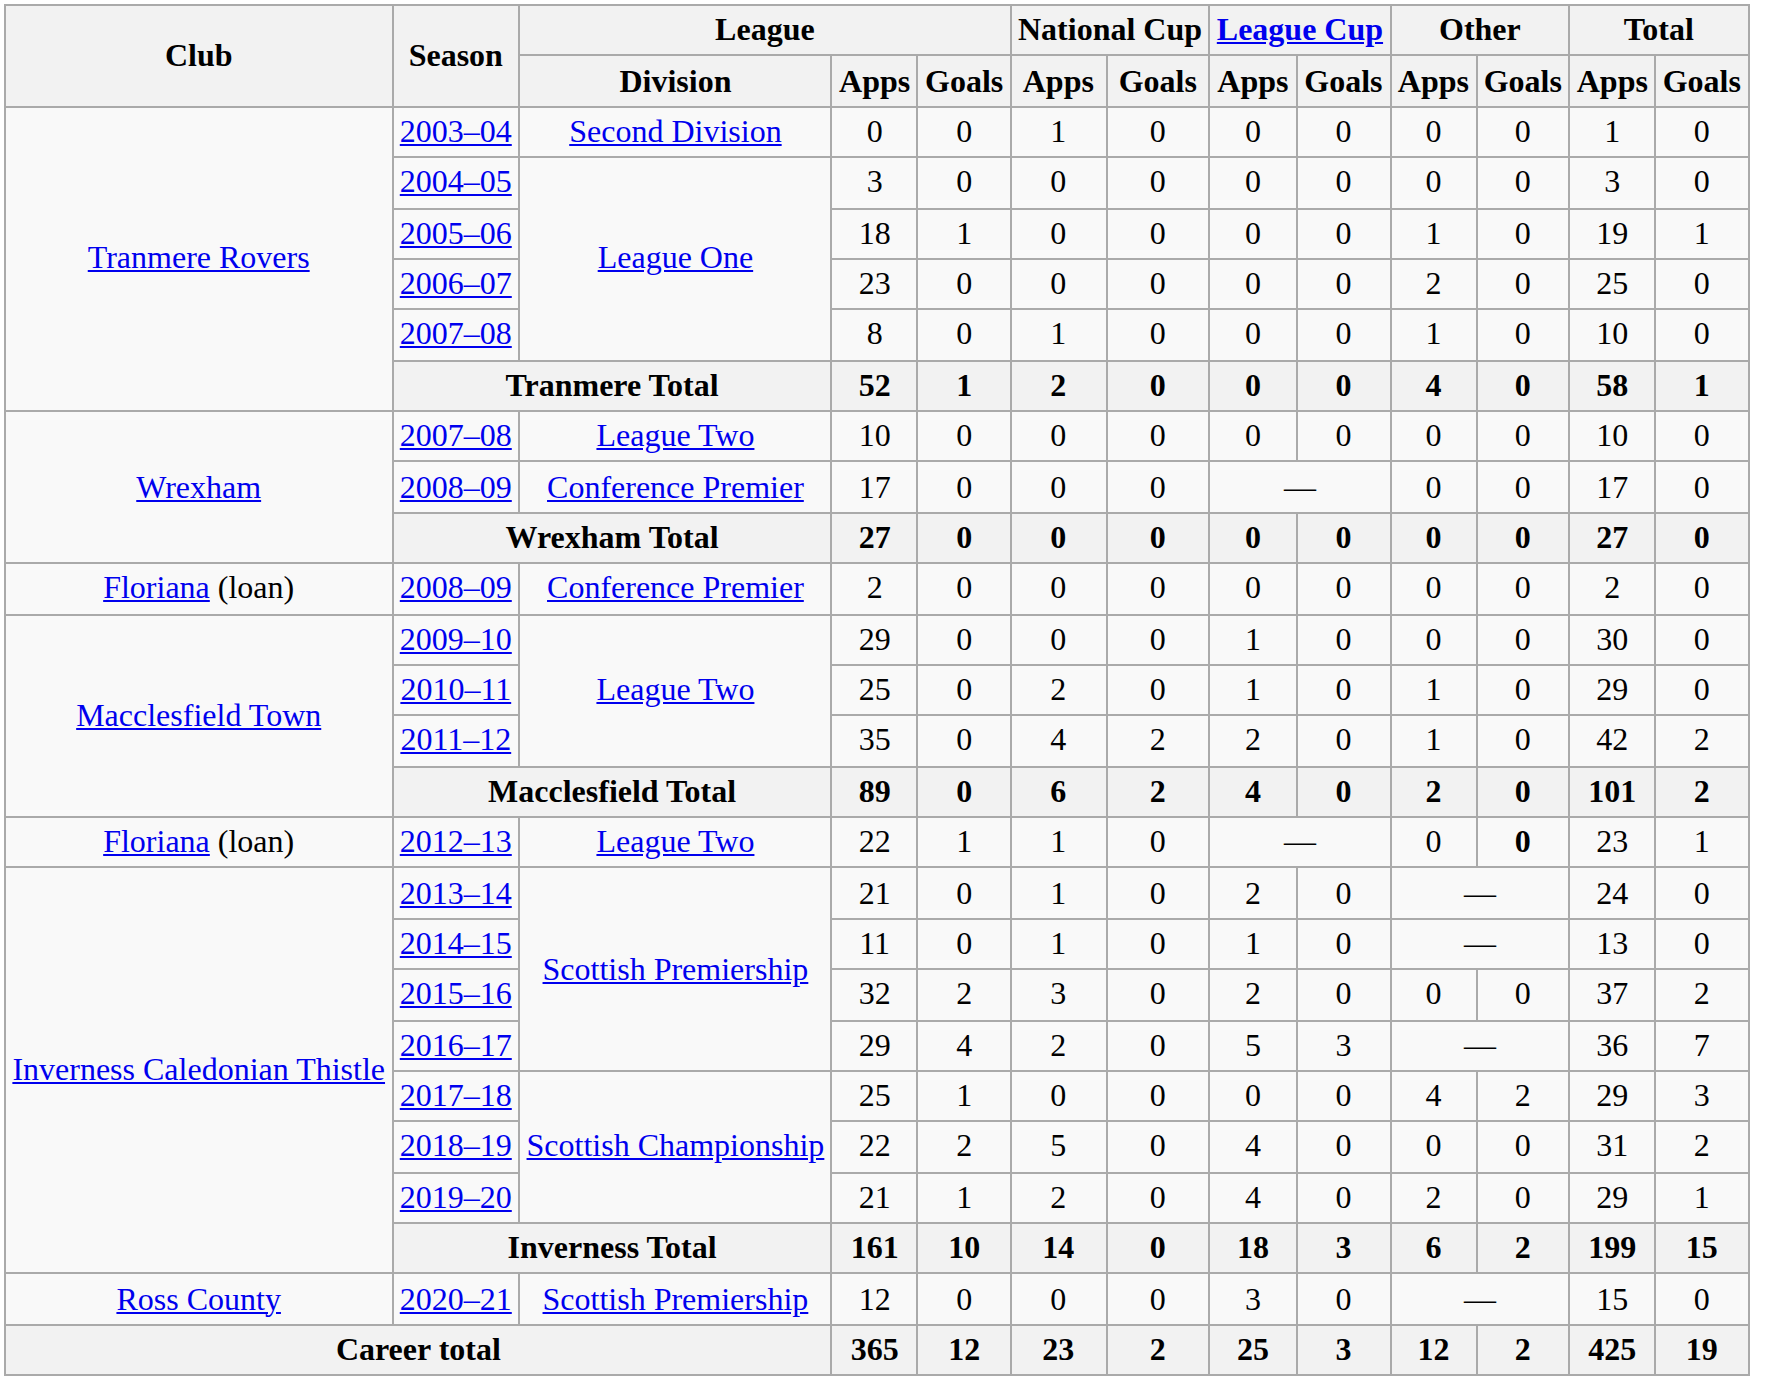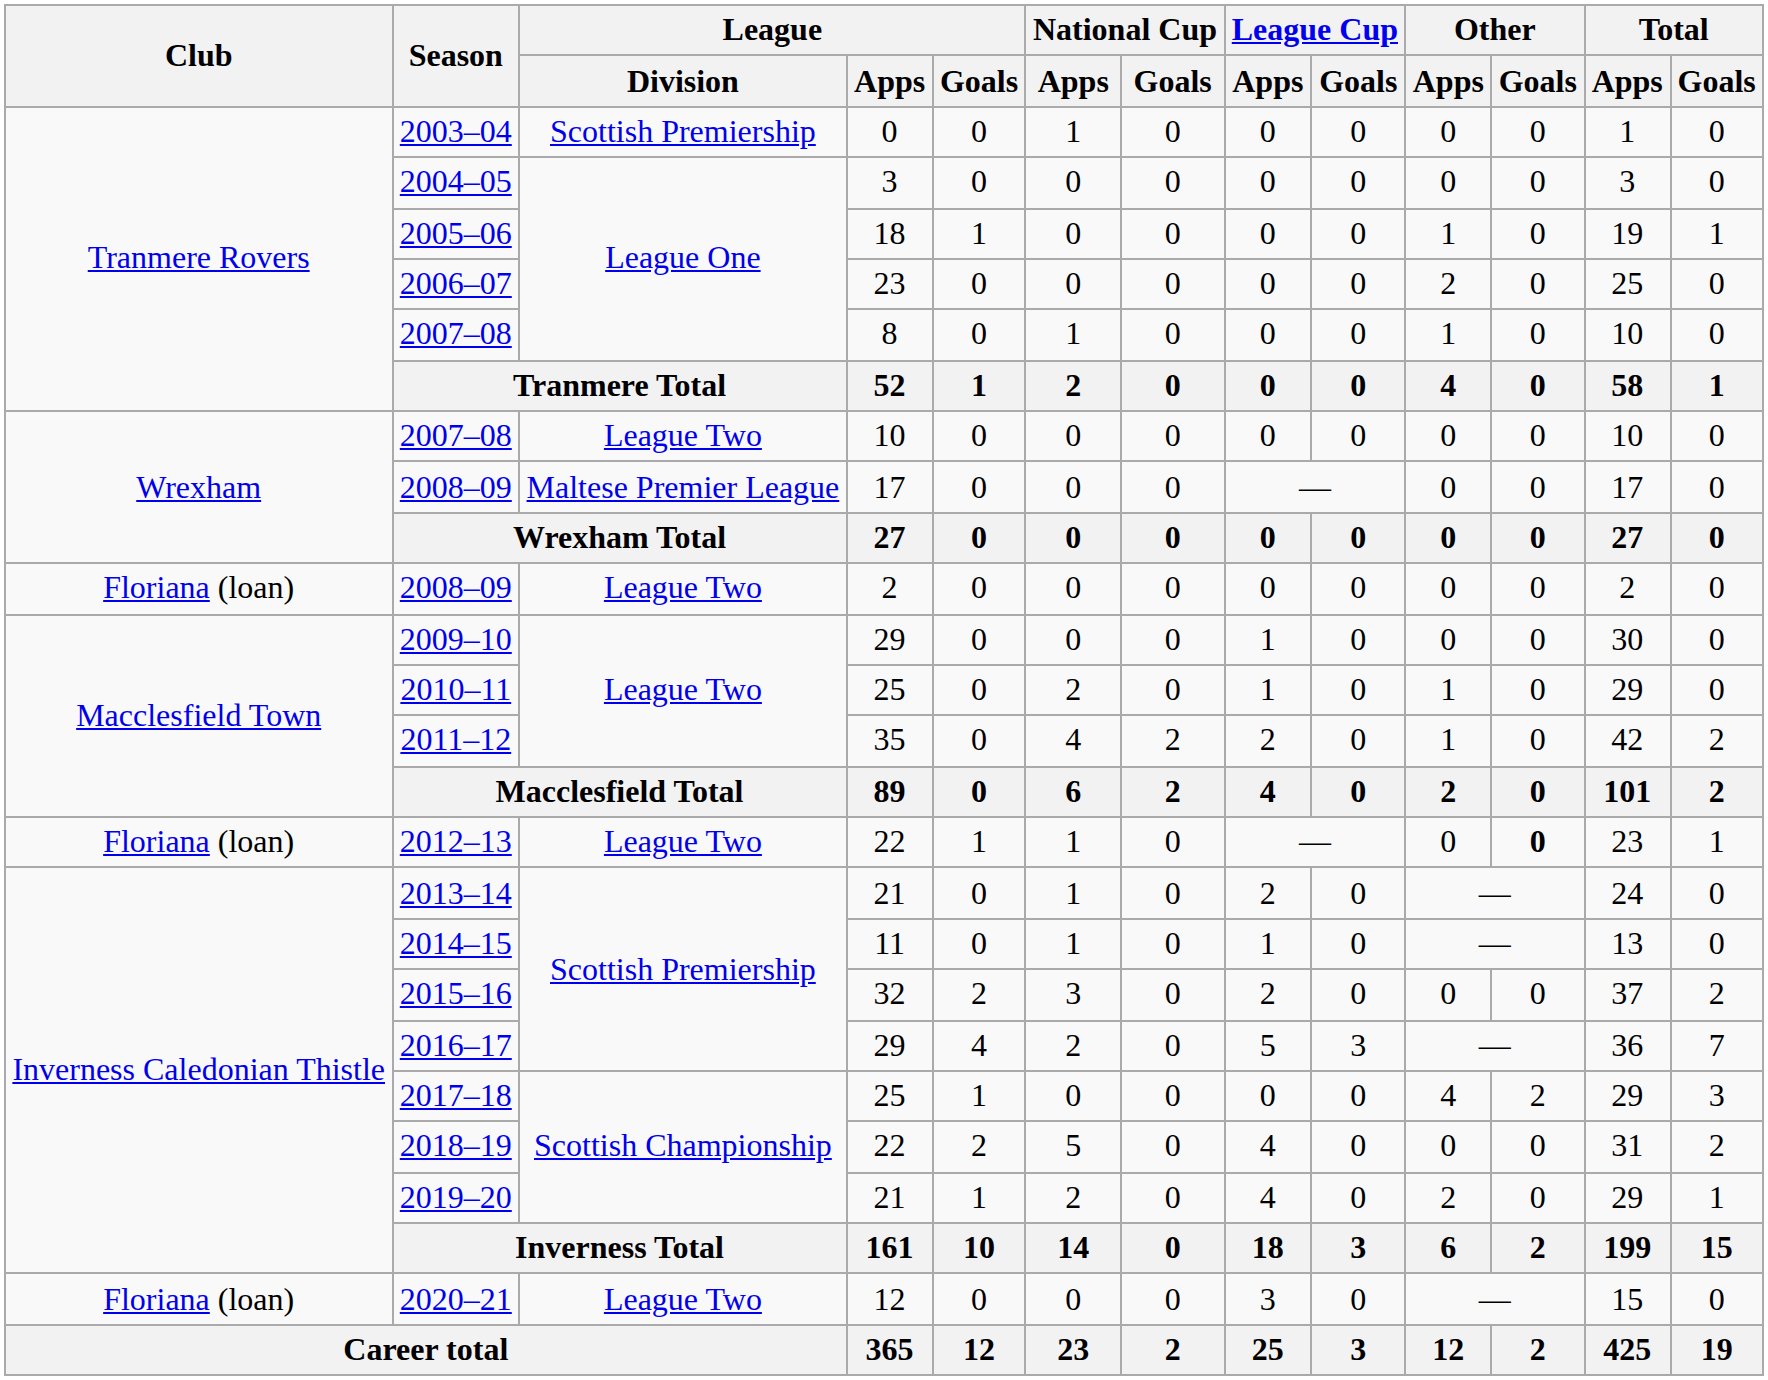(675, 131) Second Division -> (683, 131) Scottish Premiership
(675, 486) Conference Premier -> (683, 486) Maltese Premier League
(675, 588) Conference Premier -> (683, 588) League Two
(199, 1298) Ross County -> (199, 1298) Floriana (loan)
(675, 1298) Scottish Premiership -> (683, 1298) League Two
